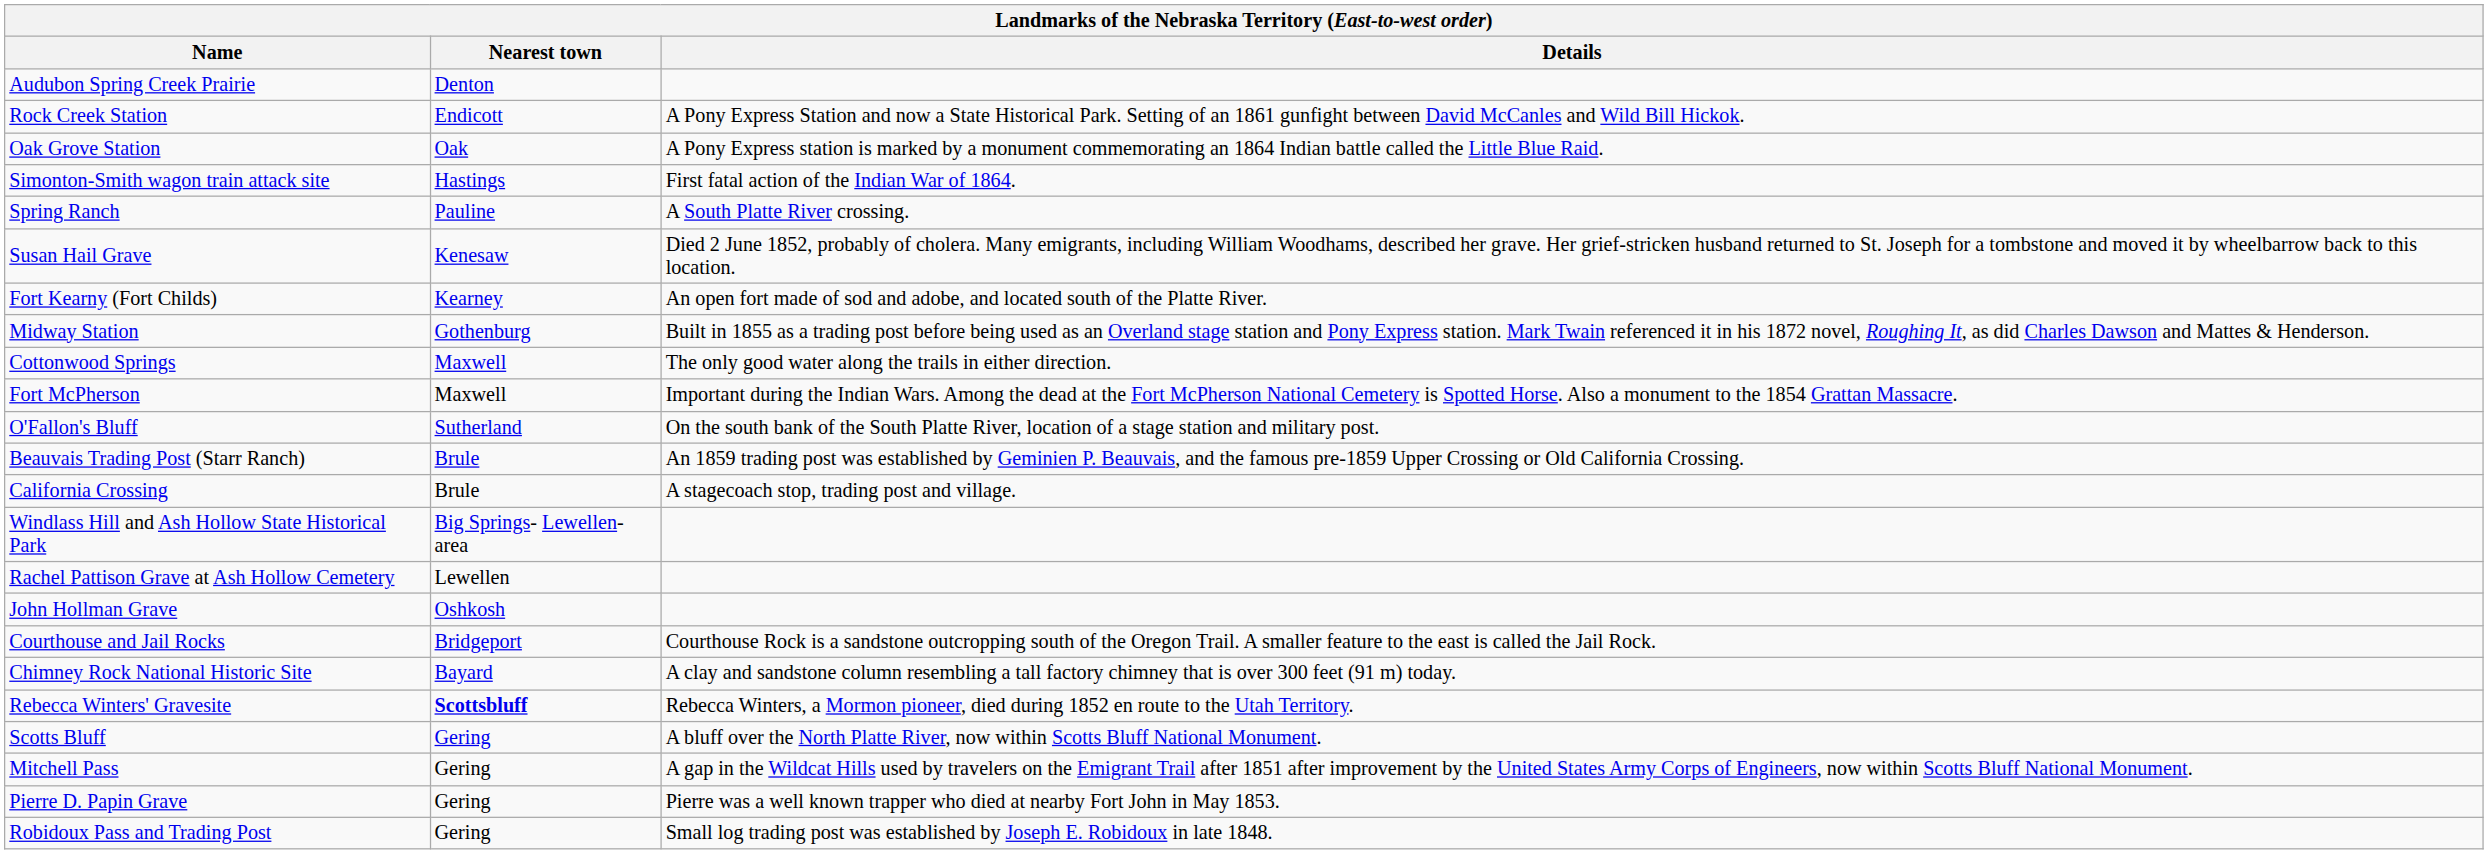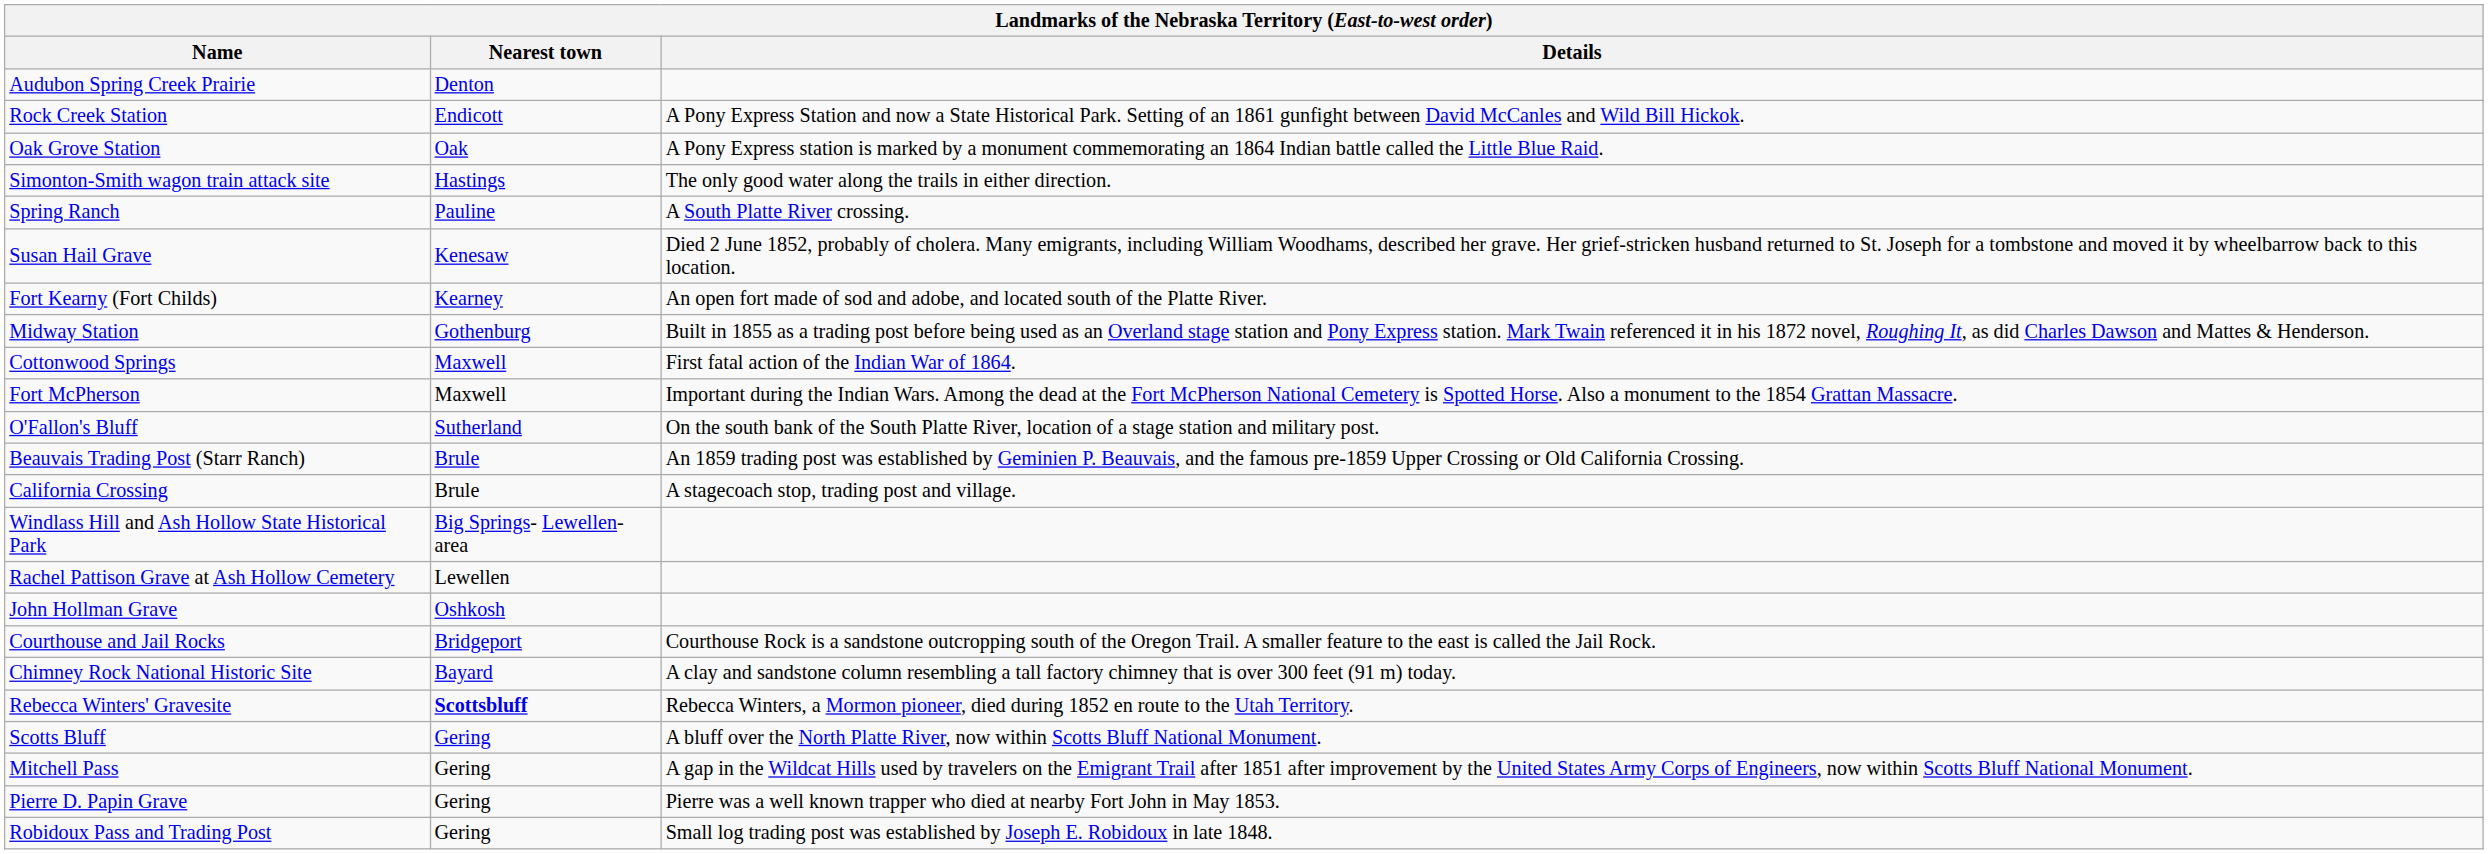(841, 180) First fatal action of the Indian War of 1864. -> (888, 180) The only good water along the trails in either direction.
(888, 362) The only good water along the trails in either direction. -> (841, 362) First fatal action of the Indian War of 1864.
